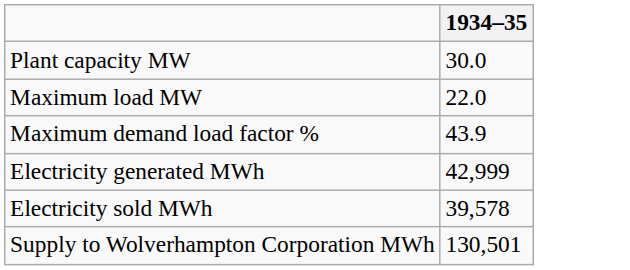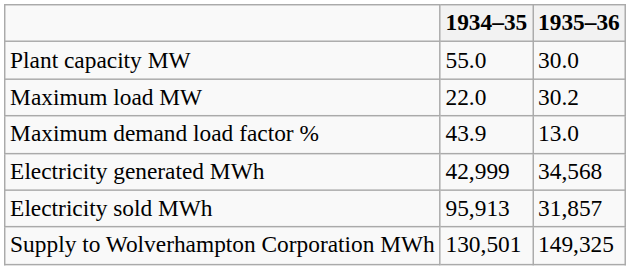+ column: (579, 23)
(466, 60) 30.0 -> (466, 60) 55.0
(478, 208) 39,578 -> (478, 208) 95,913
